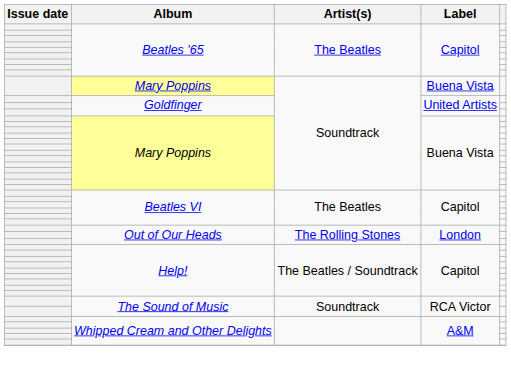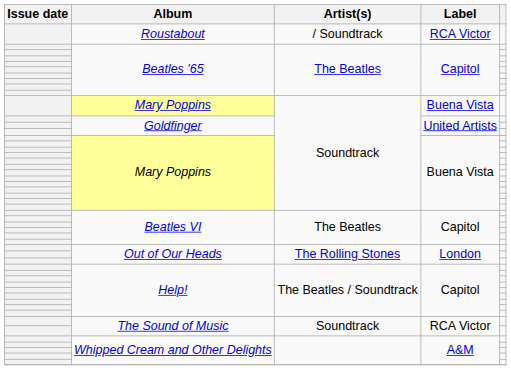+ row: (173, 34)
